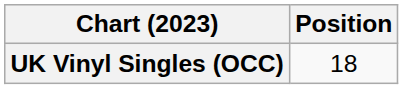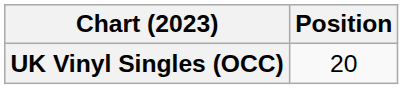(344, 63) 18 -> (344, 63) 20
